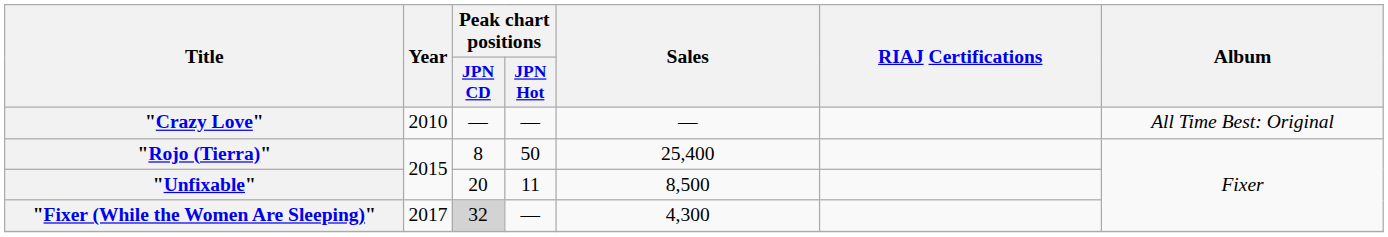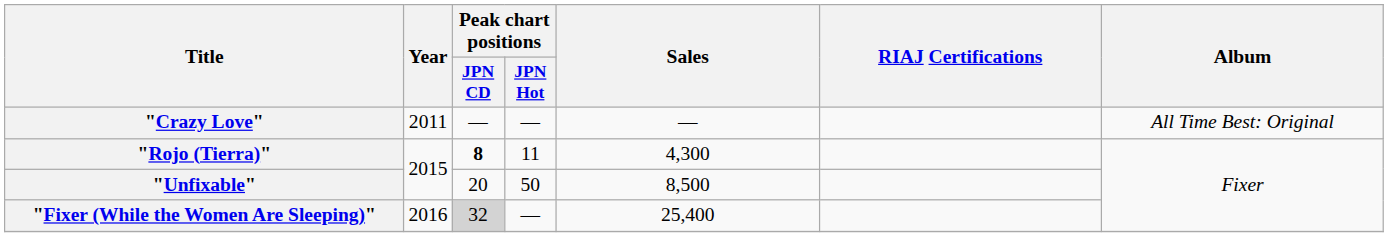(428, 122) 2010 -> (428, 122) 2011
(478, 153) normal -> (478, 153) bold
(530, 153) 50 -> (530, 153) 11
(688, 153) 25,400 -> (688, 153) 4,300
(530, 184) 11 -> (530, 184) 50
(428, 215) 2017 -> (428, 215) 2016
(688, 215) 4,300 -> (688, 215) 25,400
